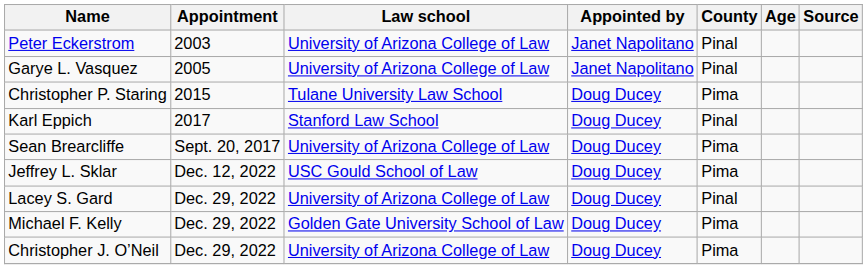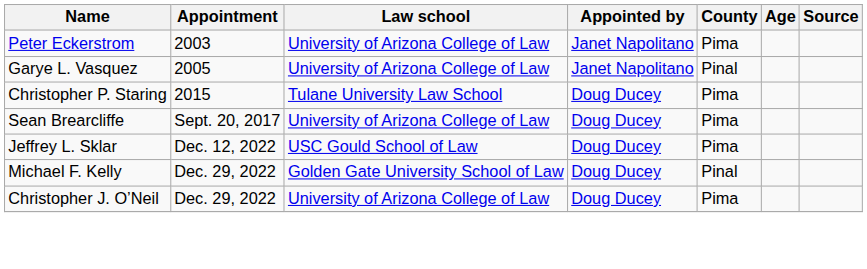(719, 43) Pinal -> (720, 43) Pima
- row: (50, 120)
- row: (60, 198)
(720, 224) Pima -> (719, 172) Pinal
